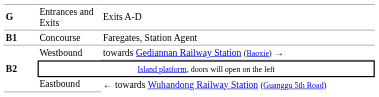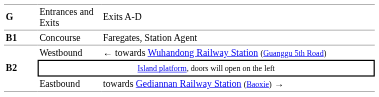(193, 52) towards Gediannan Railway Station (Baoxie) → -> (215, 52) ← towards Wuhandong Railway Station (Guanggu 5th Road)
(215, 84) ← towards Wuhandong Railway Station (Guanggu 5th Road) -> (193, 84) towards Gediannan Railway Station (Baoxie) →
